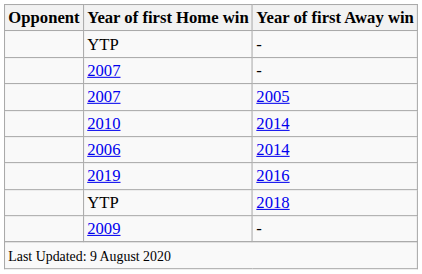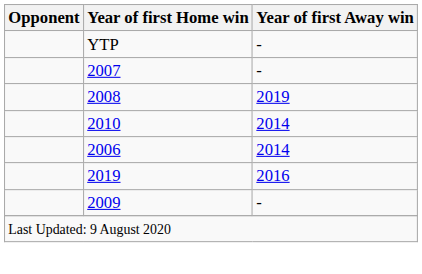+ row: (104, 96)
- row: (104, 96)
- row: (103, 202)
